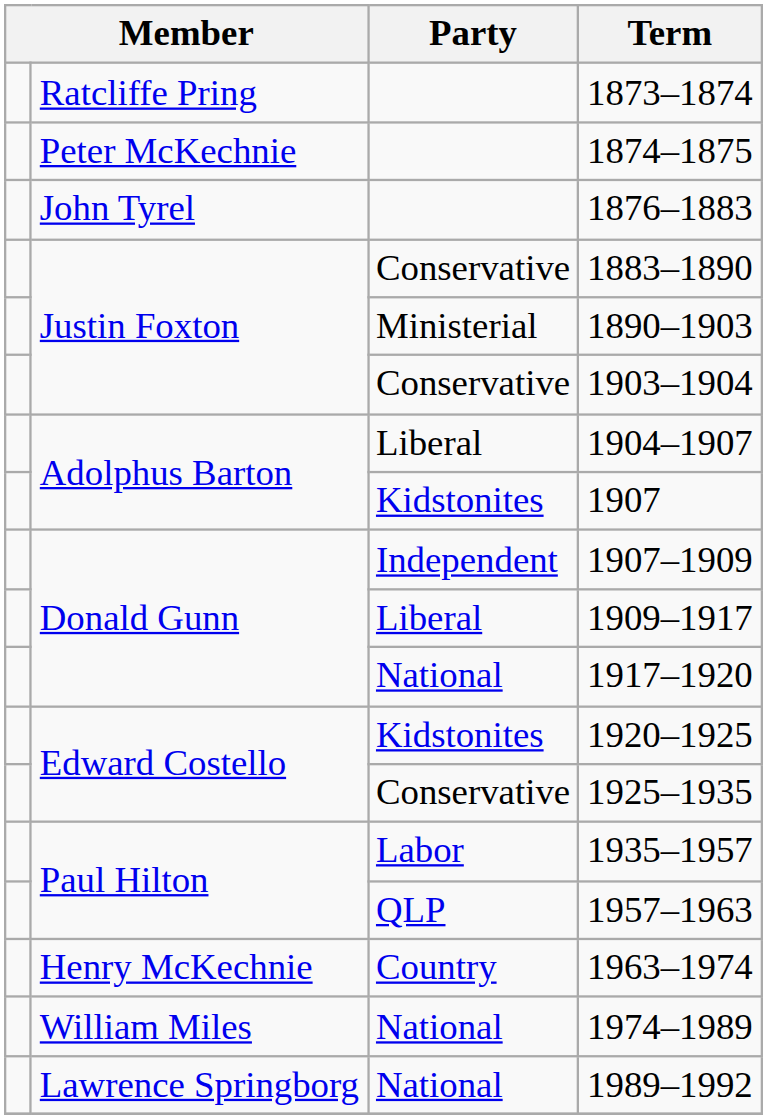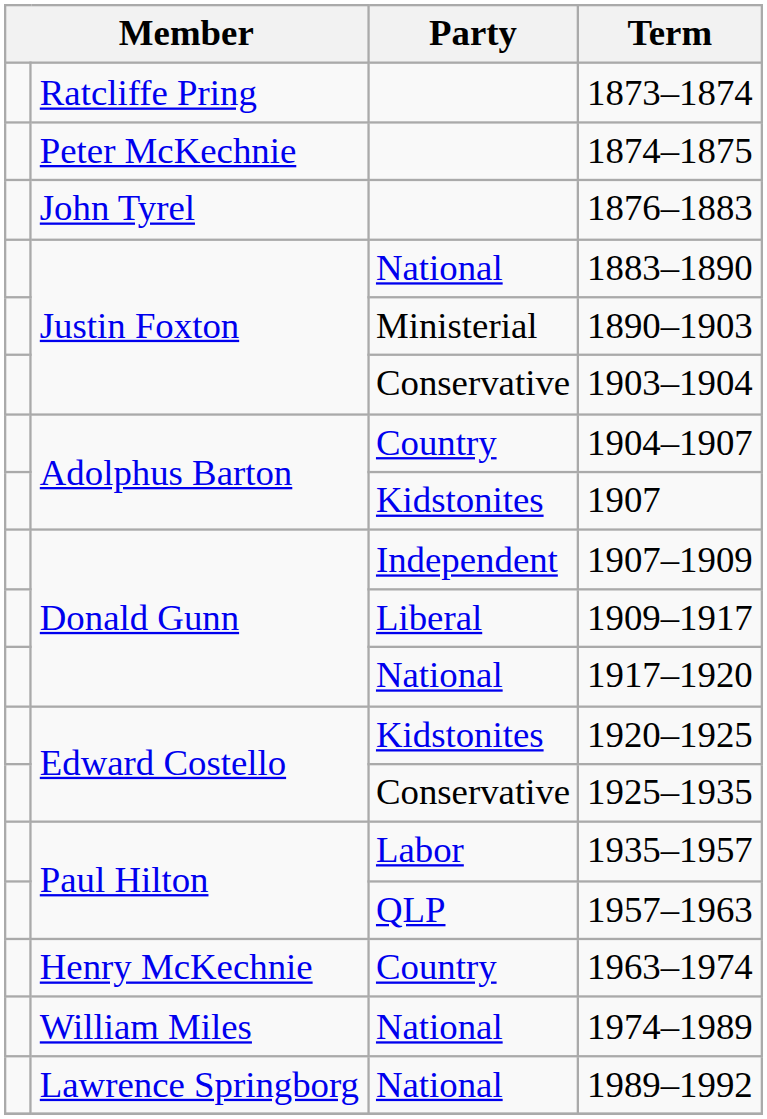(473, 267) Conservative -> (439, 267) National
(429, 442) Liberal -> (436, 442) Country
